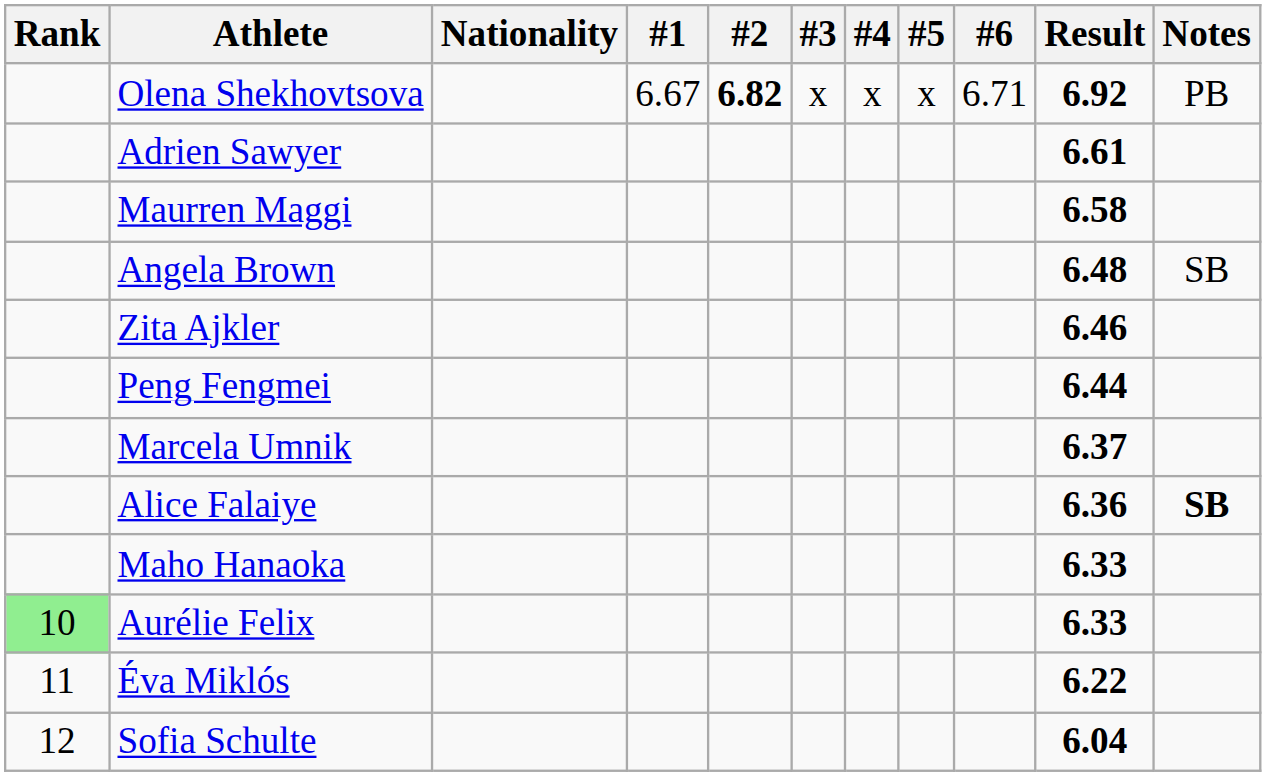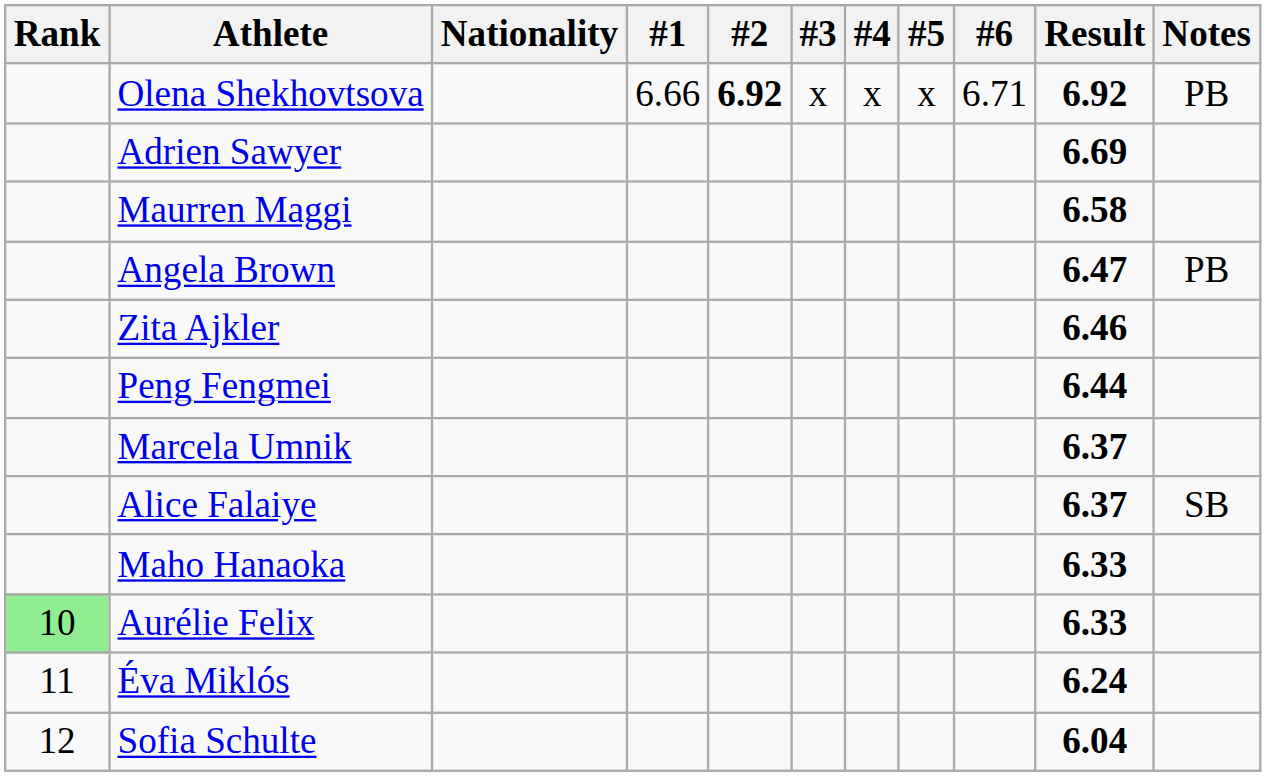(668, 92) 6.67 -> (668, 92) 6.66
(750, 92) 6.82 -> (750, 92) 6.92
(1095, 151) 6.61 -> (1095, 151) 6.69
(1095, 269) 6.48 -> (1095, 269) 6.47
(1207, 269) SB -> (1207, 269) PB
(1095, 504) 6.36 -> (1095, 504) 6.37
(1207, 504) bold -> (1207, 504) normal
(1095, 681) 6.22 -> (1095, 681) 6.24
